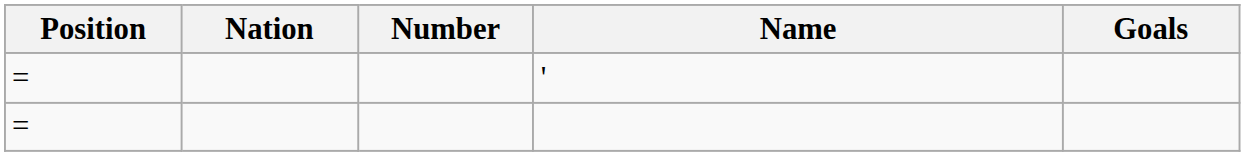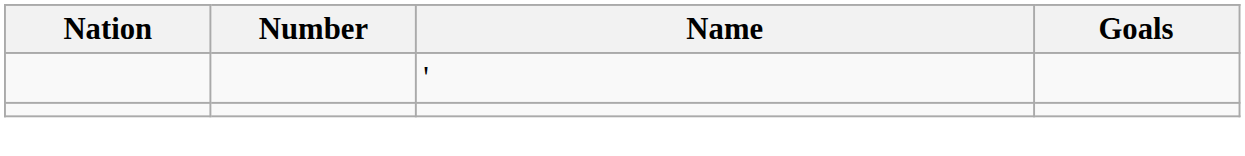- column: (93, 28)
